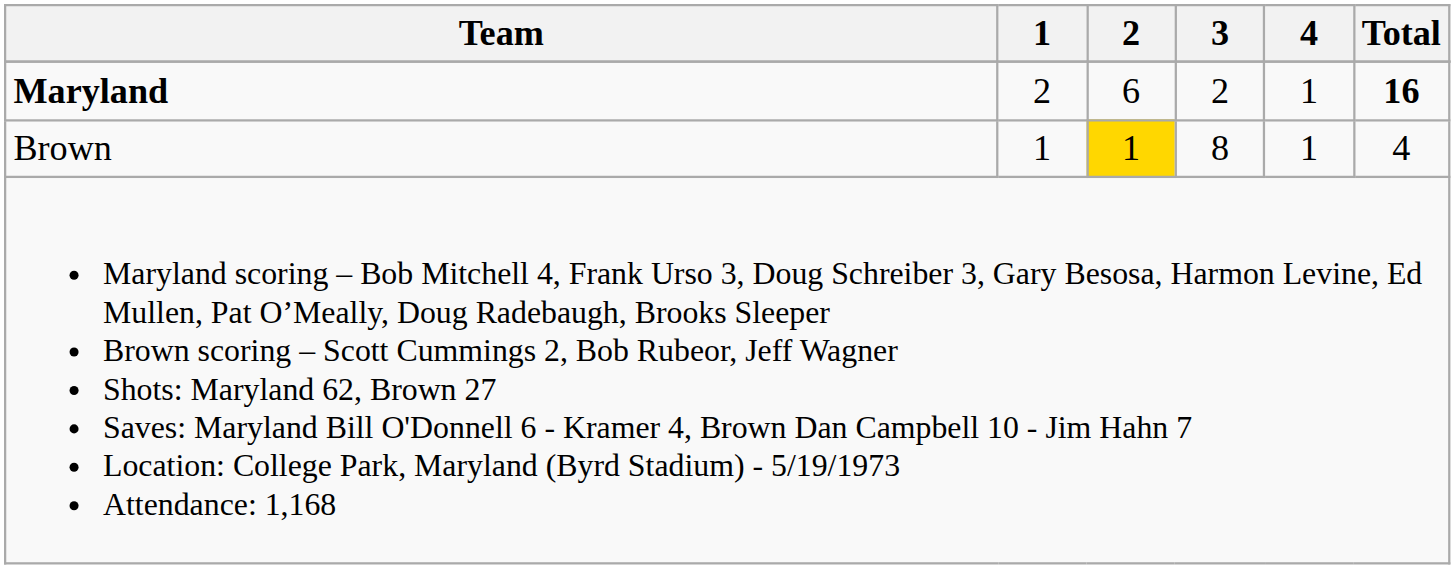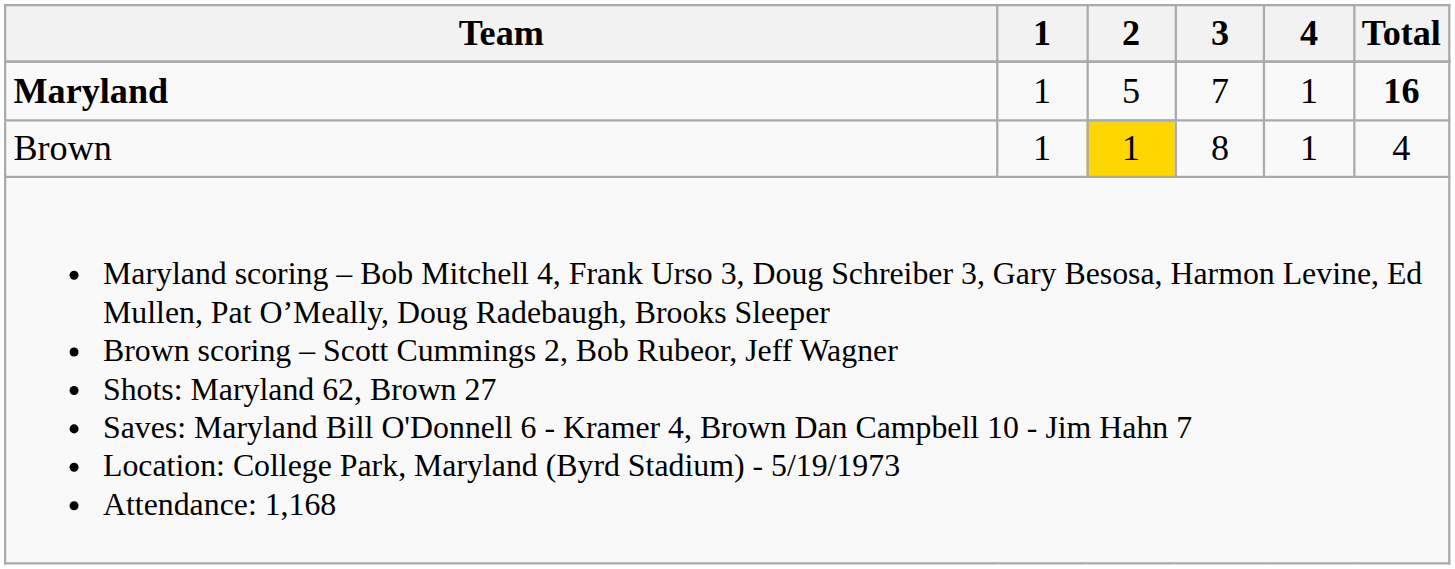(1042, 90) 2 -> (1042, 90) 1
(1131, 90) 6 -> (1131, 90) 5
(1220, 90) 2 -> (1220, 90) 7
